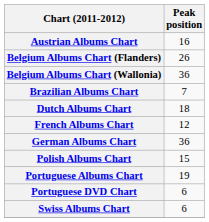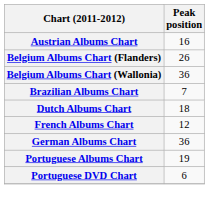- row: (84, 158)
- row: (84, 208)
